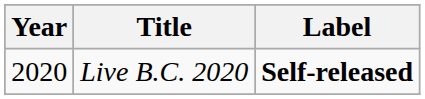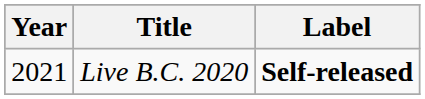(39, 71) 2020 -> (39, 71) 2021
